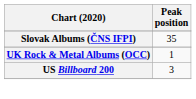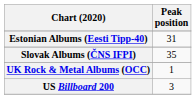+ row: (78, 39)
